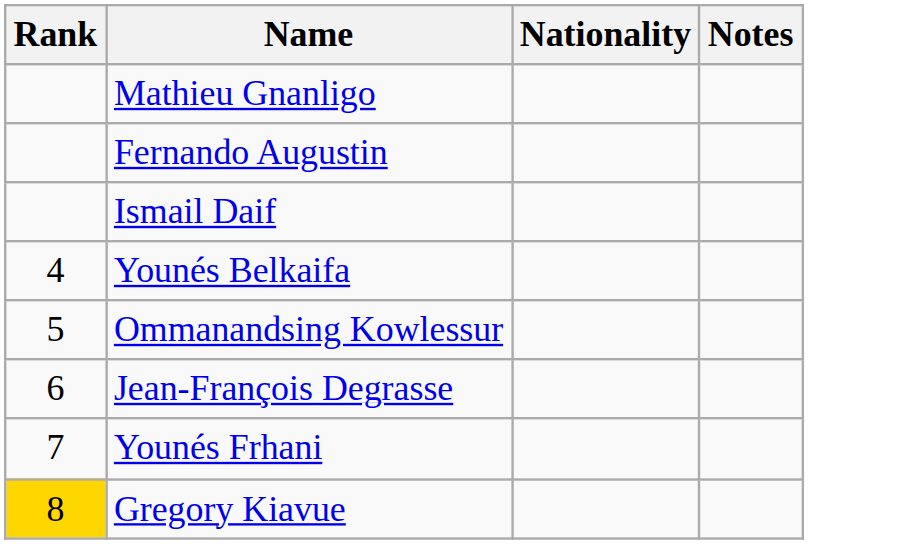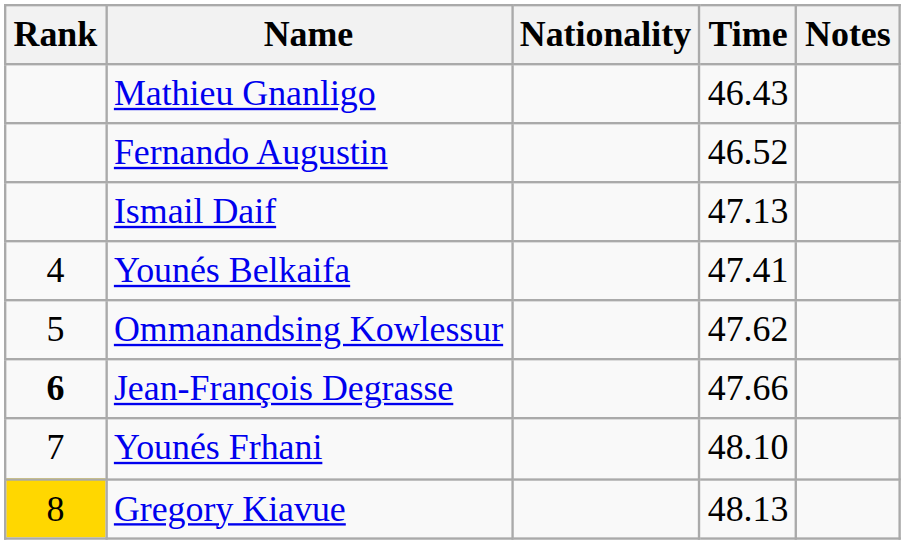+ column: (748, 34)
(55, 389) normal -> (55, 389) bold
